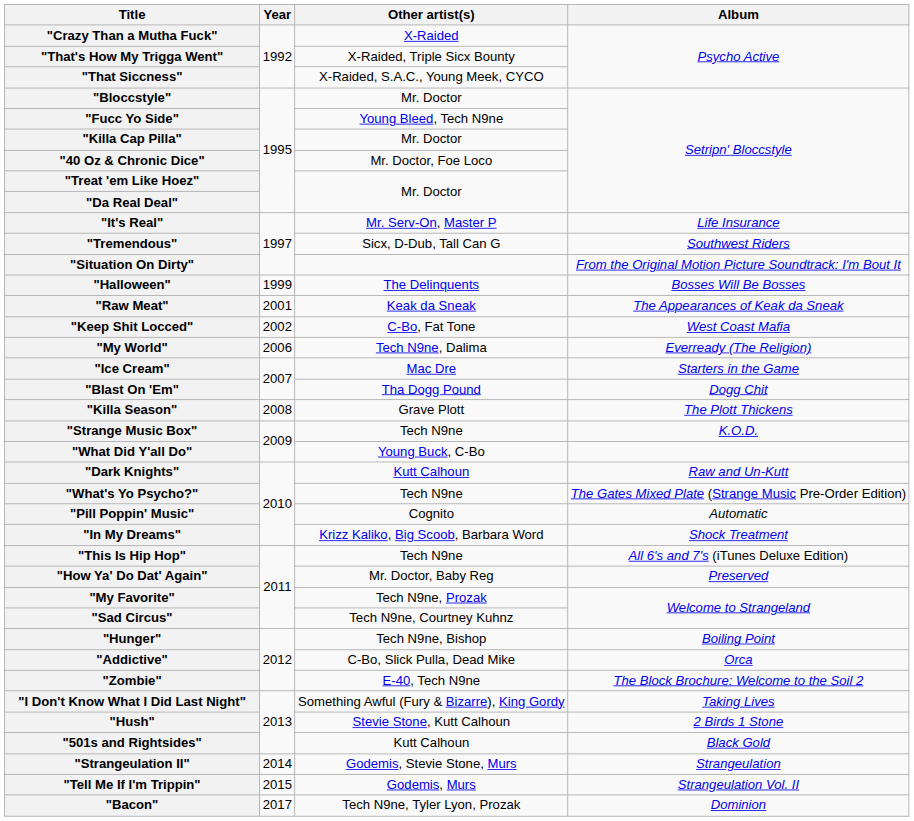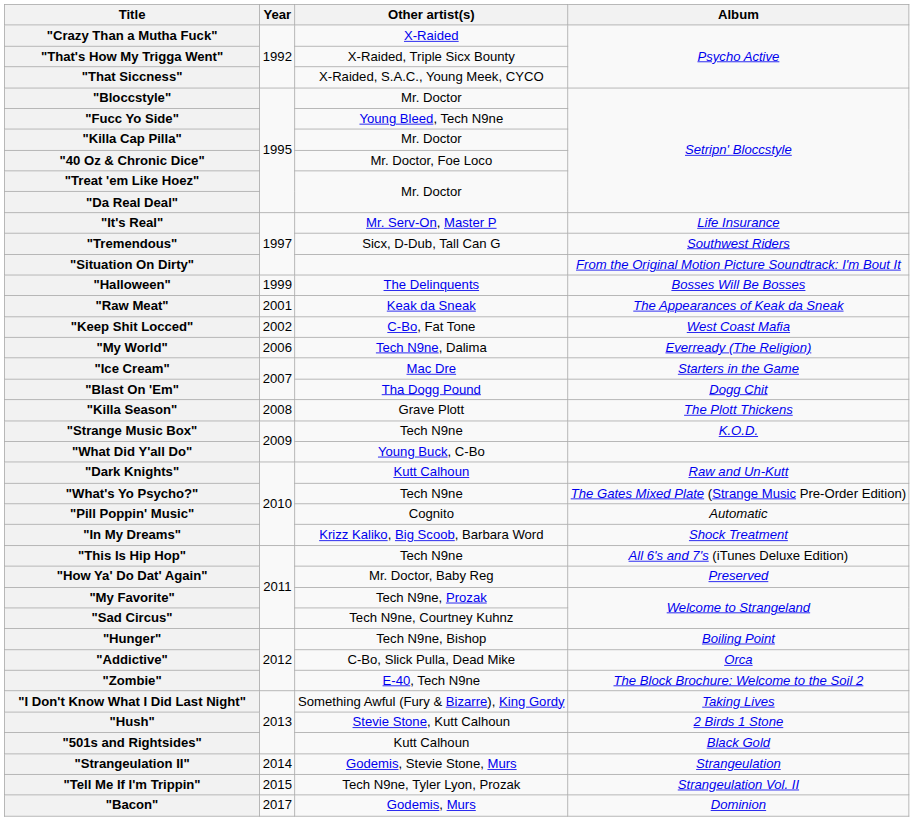(431, 784) Godemis, Murs -> (431, 784) Tech N9ne, Tyler Lyon, Prozak
(431, 805) Tech N9ne, Tyler Lyon, Prozak -> (431, 805) Godemis, Murs
